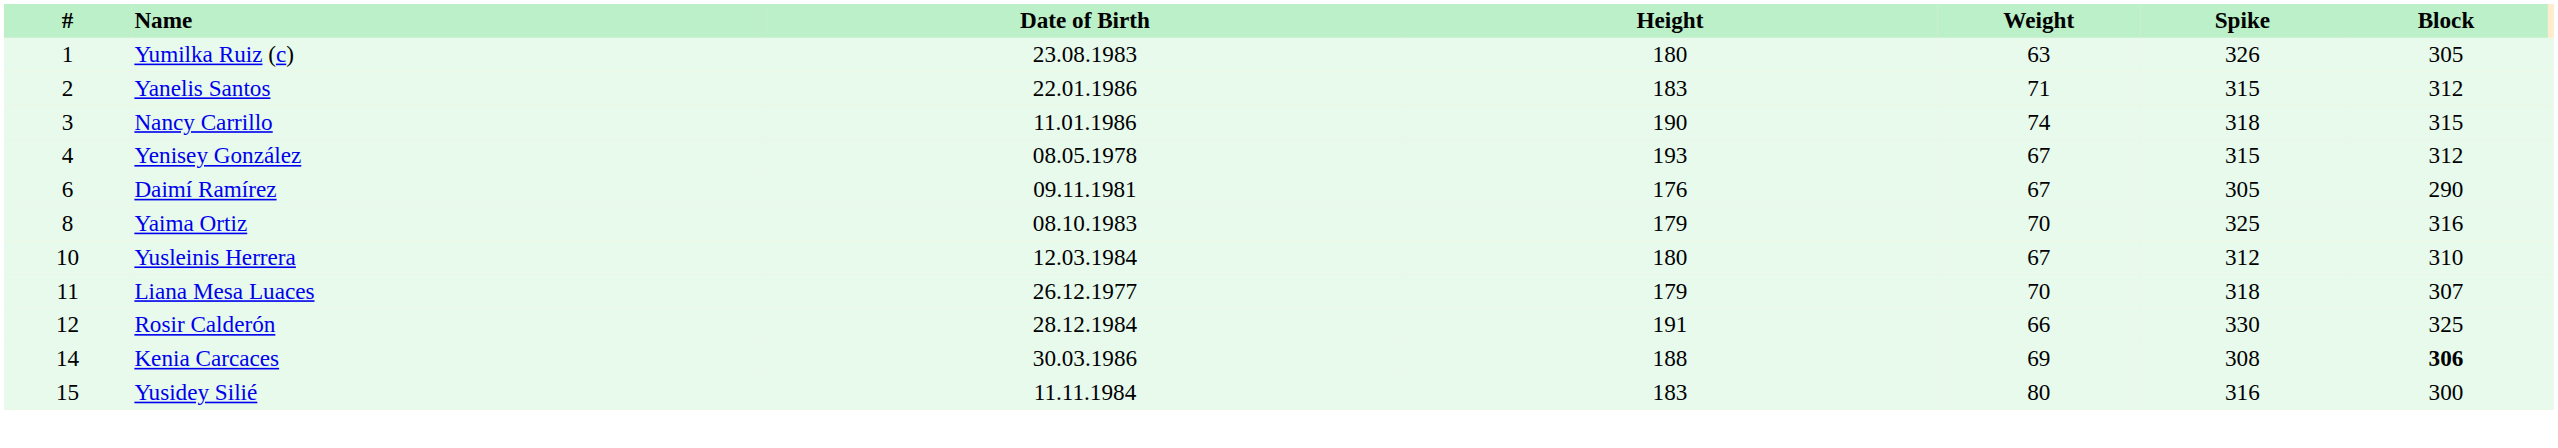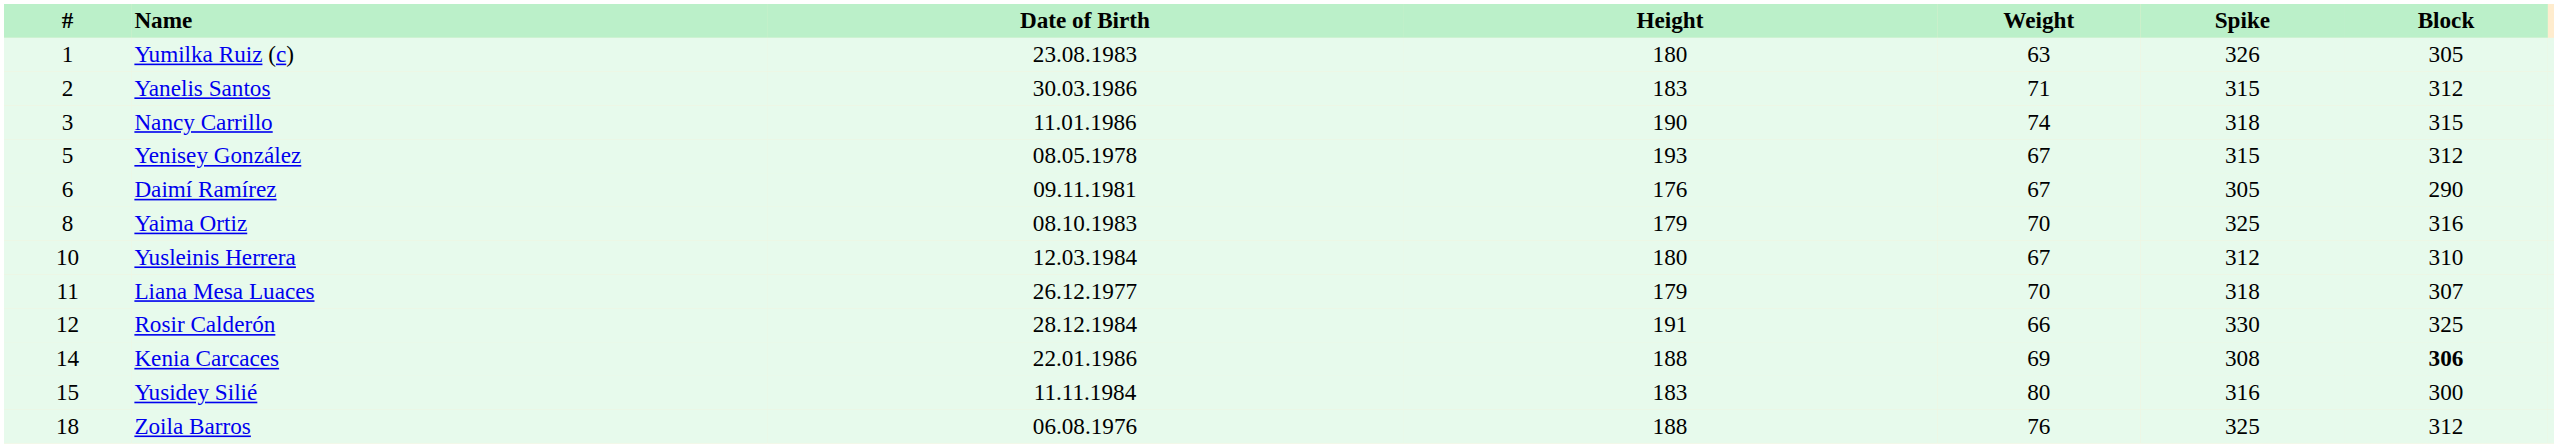(1085, 88) 22.01.1986 -> (1085, 88) 30.03.1986
(68, 155) 4 -> (68, 155) 5
(1085, 358) 30.03.1986 -> (1085, 358) 22.01.1986
+ row: (193, 426)
